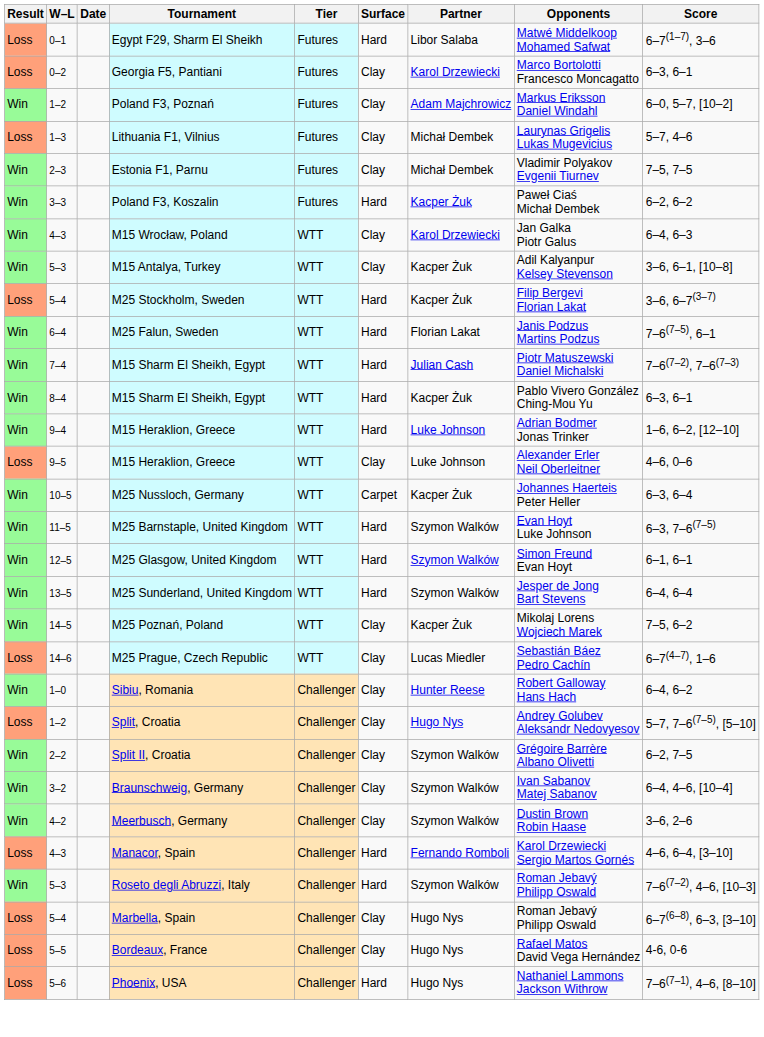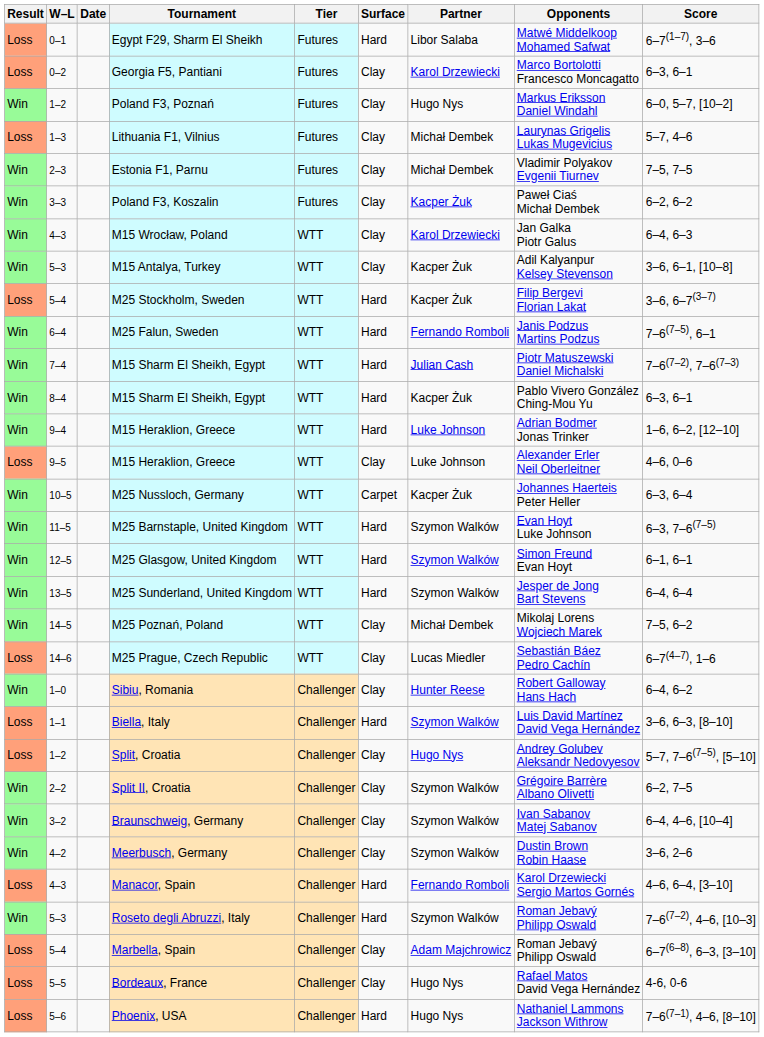(461, 104) Adam Majchrowicz -> (437, 104) Hugo Nys
(374, 202) Hard -> (373, 202) Clay
(445, 332) Florian Lakat -> (460, 332) Fernando Romboli
(441, 625) Kacper Żuk -> (452, 625) Michał Dembek
+ row: (58, 723)
(437, 918) Hugo Nys -> (461, 950) Adam Majchrowicz
